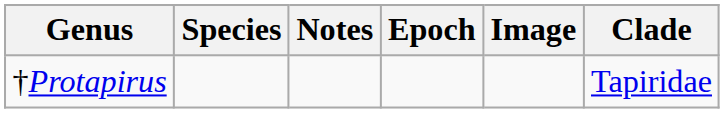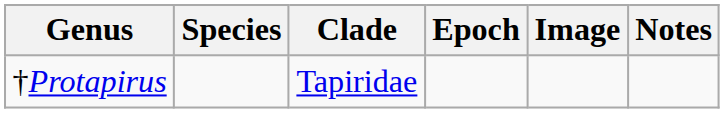columns swapped: (652, 30) <-> (335, 30)
